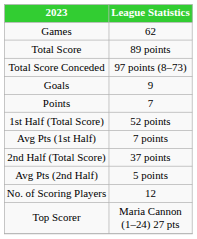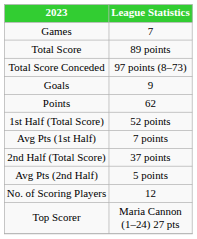(150, 31) 62 -> (150, 31) 7
(150, 103) 7 -> (150, 103) 62
